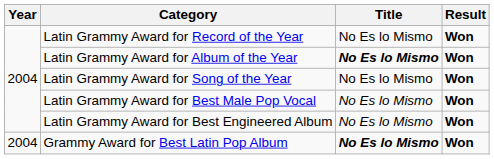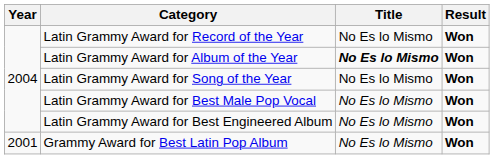(22, 143) 2004 -> (22, 143) 2001
(389, 143) bold -> (386, 143) normal
